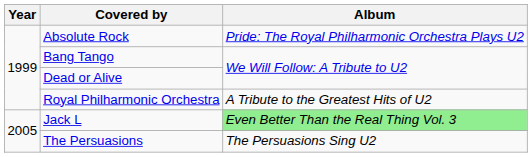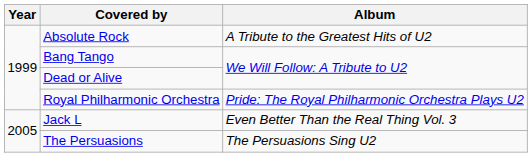(375, 36) Pride: The Royal Philharmonic Orchestra Plays U2 -> (329, 36) A Tribute to the Greatest Hits of U2
(329, 99) A Tribute to the Greatest Hits of U2 -> (375, 99) Pride: The Royal Philharmonic Orchestra Plays U2
(341, 120) lightgreen background -> (341, 120) no background
